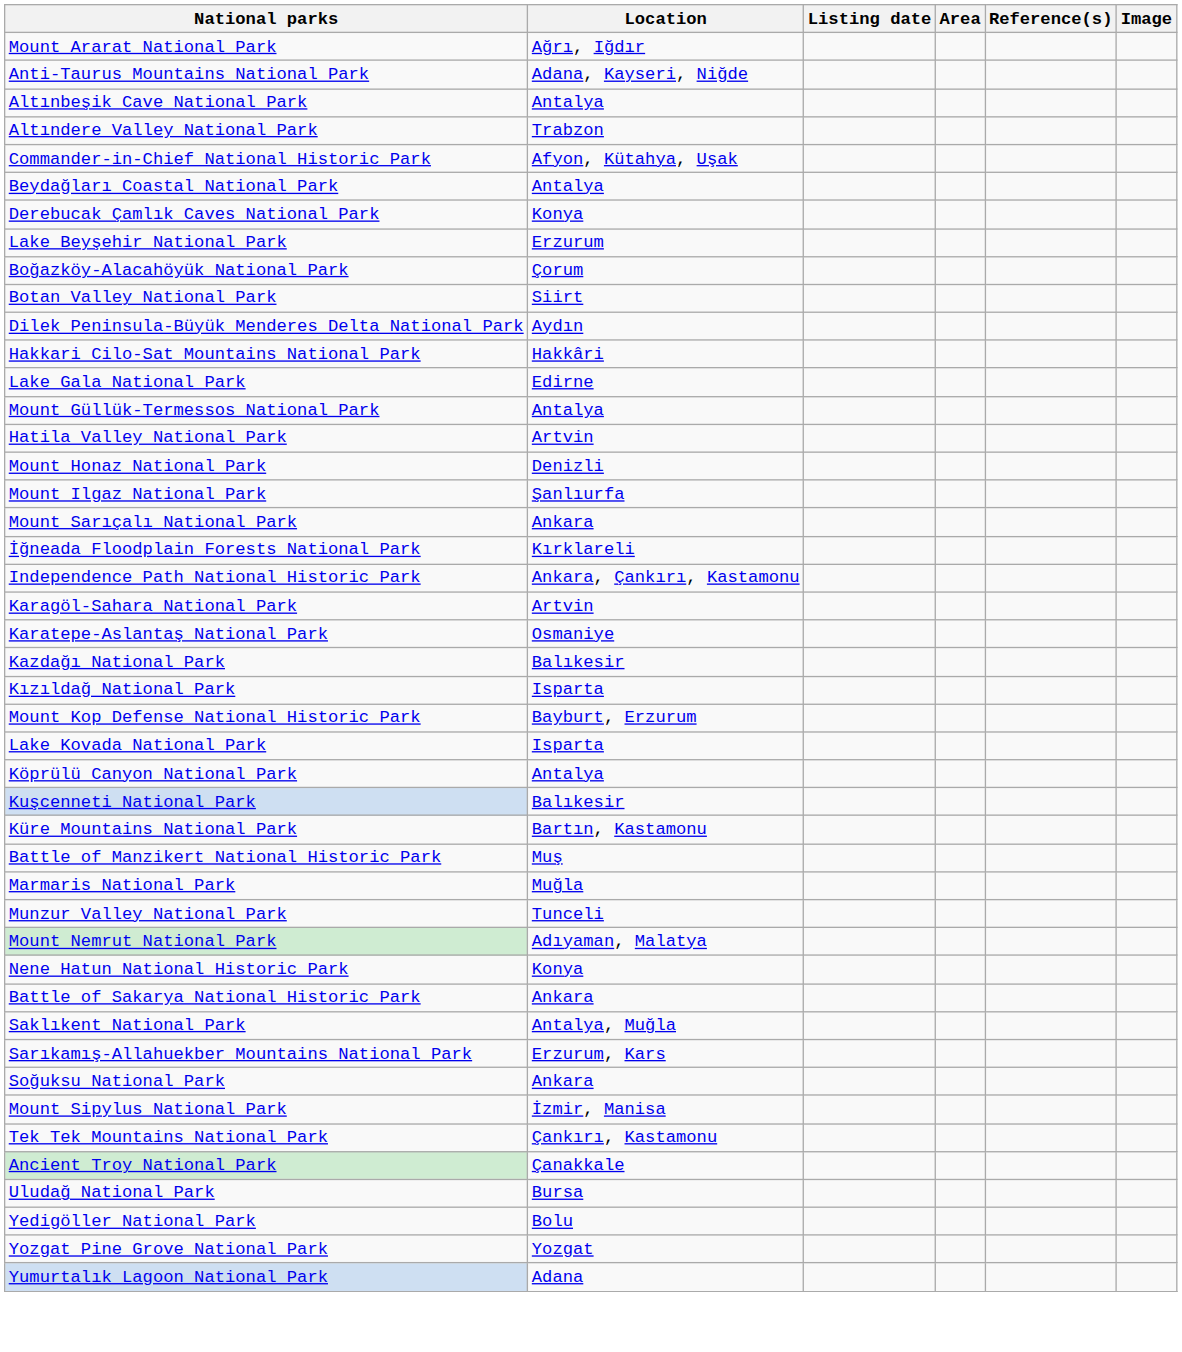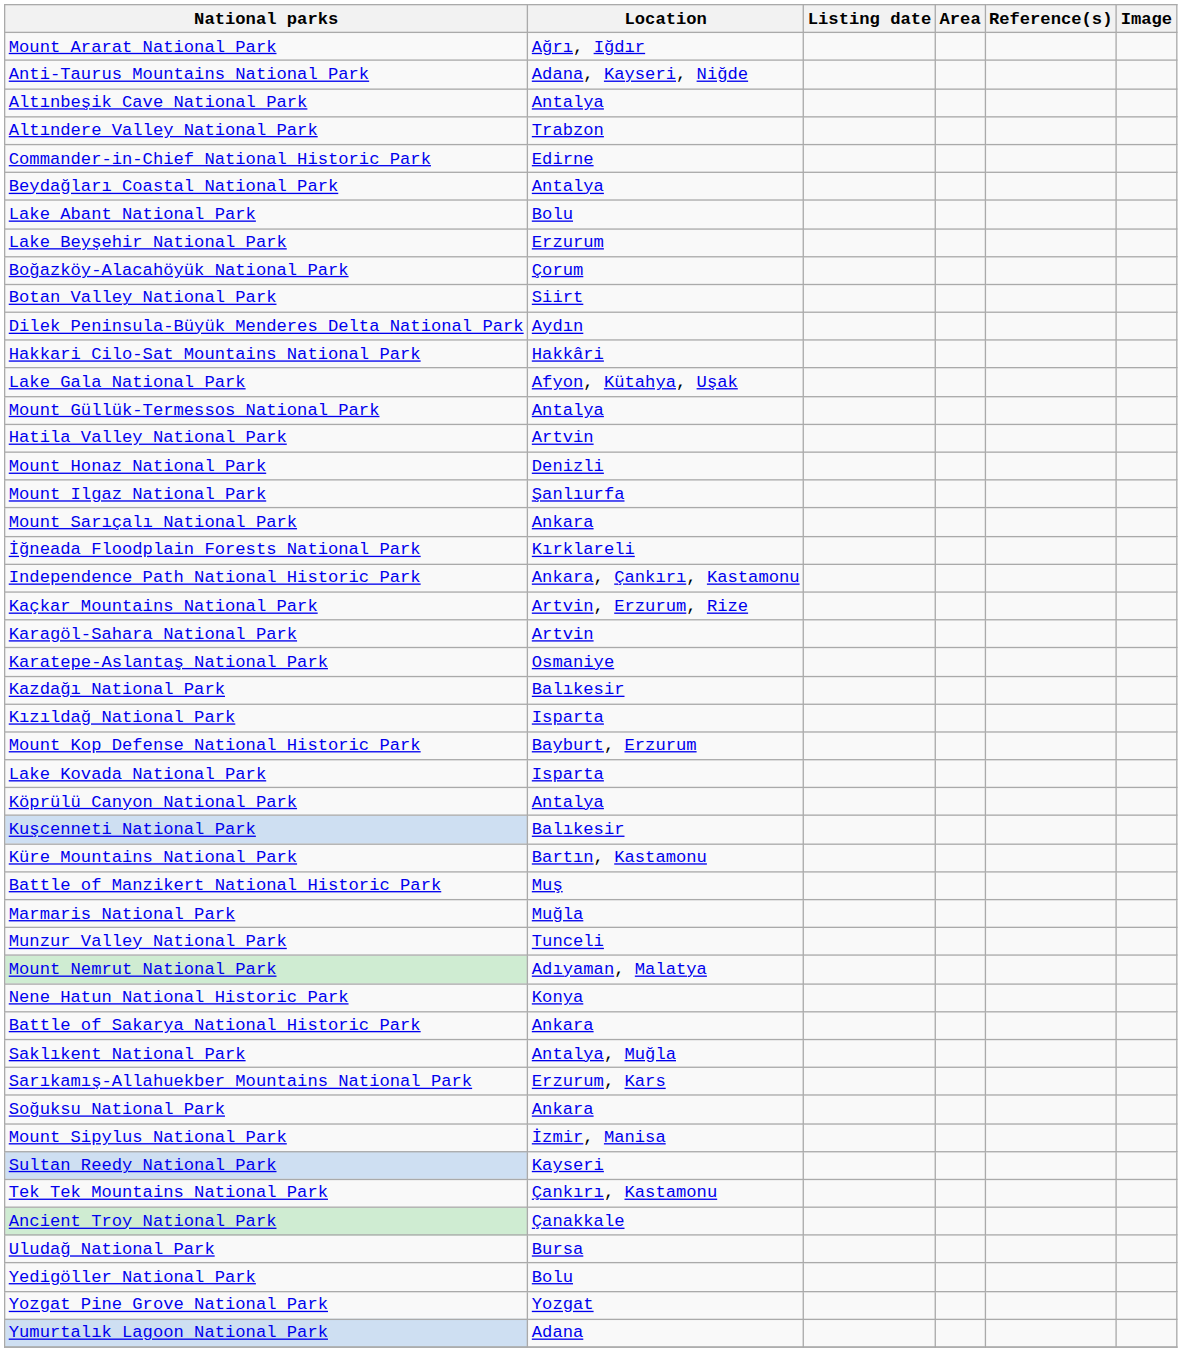(635, 158) Afyon, Kütahya, Uşak -> (563, 158) Edirne
- row: (194, 214)
+ row: (132, 214)
(563, 382) Edirne -> (635, 382) Afyon, Kütahya, Uşak
+ row: (163, 606)
+ row: (143, 1165)
